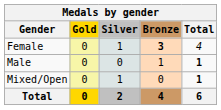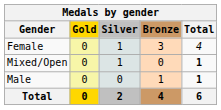(161, 46) bold -> (161, 46) normal
rows swapped: (19, 63) <-> (37, 80)
